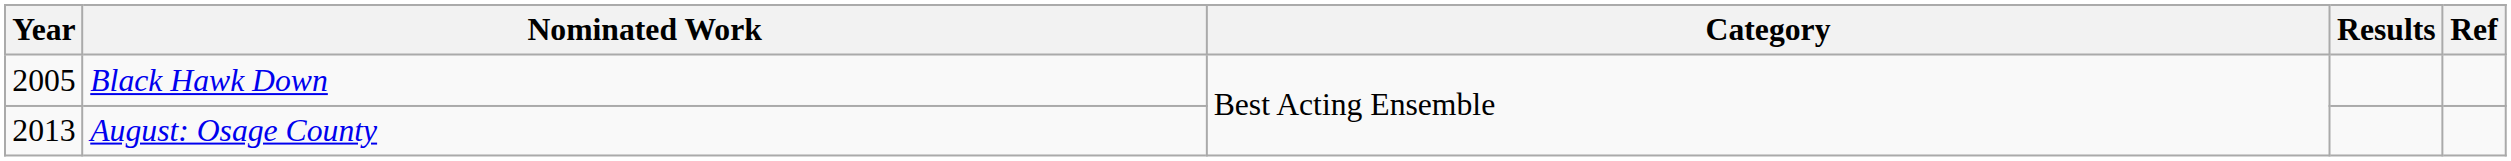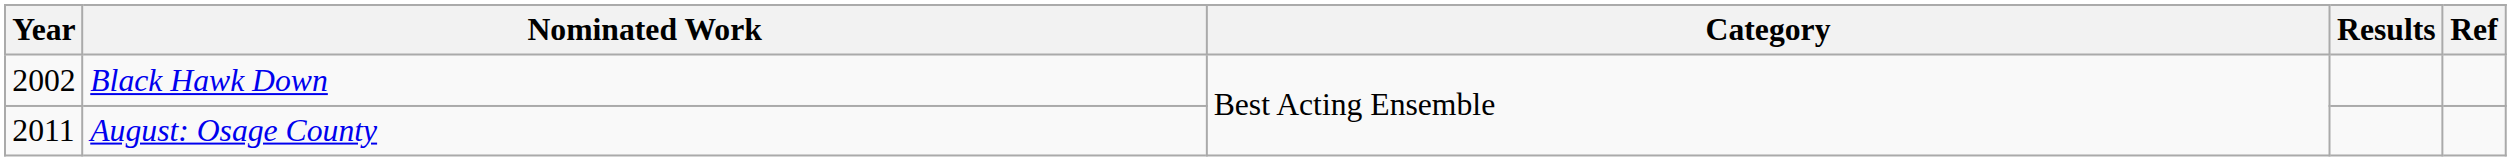(44, 79) 2005 -> (44, 79) 2002
(44, 130) 2013 -> (43, 130) 2011
